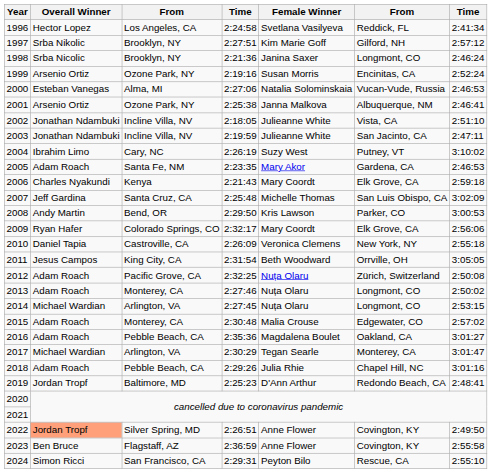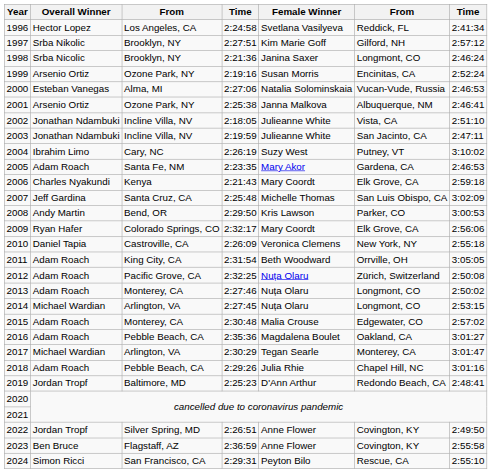(65, 259) Jesus Campos -> (61, 259) Adam Roach
(60, 430) lightsalmon background -> (60, 430) no background
